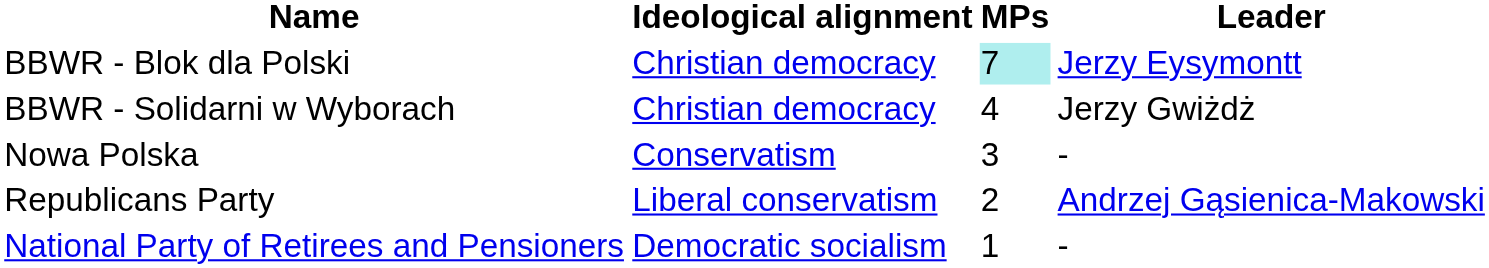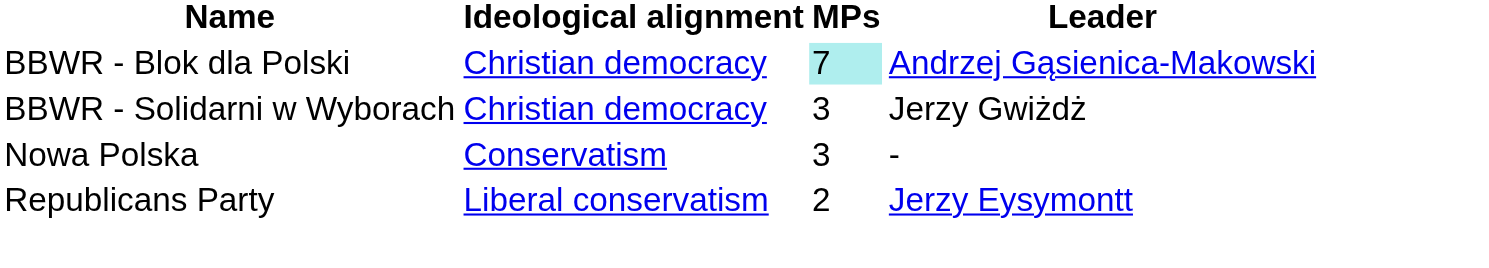(1180, 63) Jerzy Eysymontt -> (1102, 63) Andrzej Gąsienica-Makowski
(990, 108) 4 -> (821, 108) 3
(1271, 200) Andrzej Gąsienica-Makowski -> (1011, 200) Jerzy Eysymontt
- row: (314, 246)
